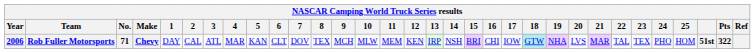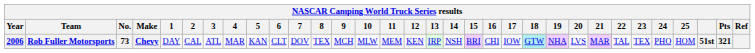(125, 41) 71 -> (125, 41) 73
(725, 41) 322 -> (725, 41) 321
